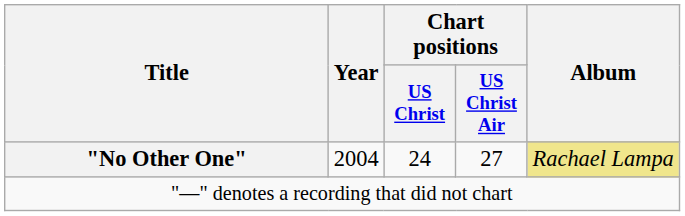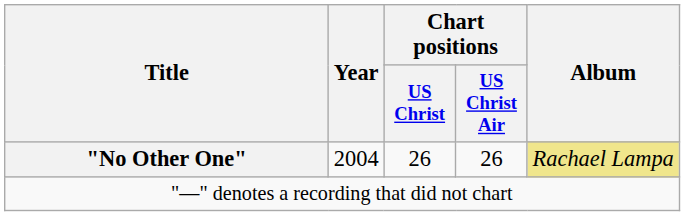(420, 159) 24 -> (420, 159) 26
(492, 159) 27 -> (492, 159) 26
